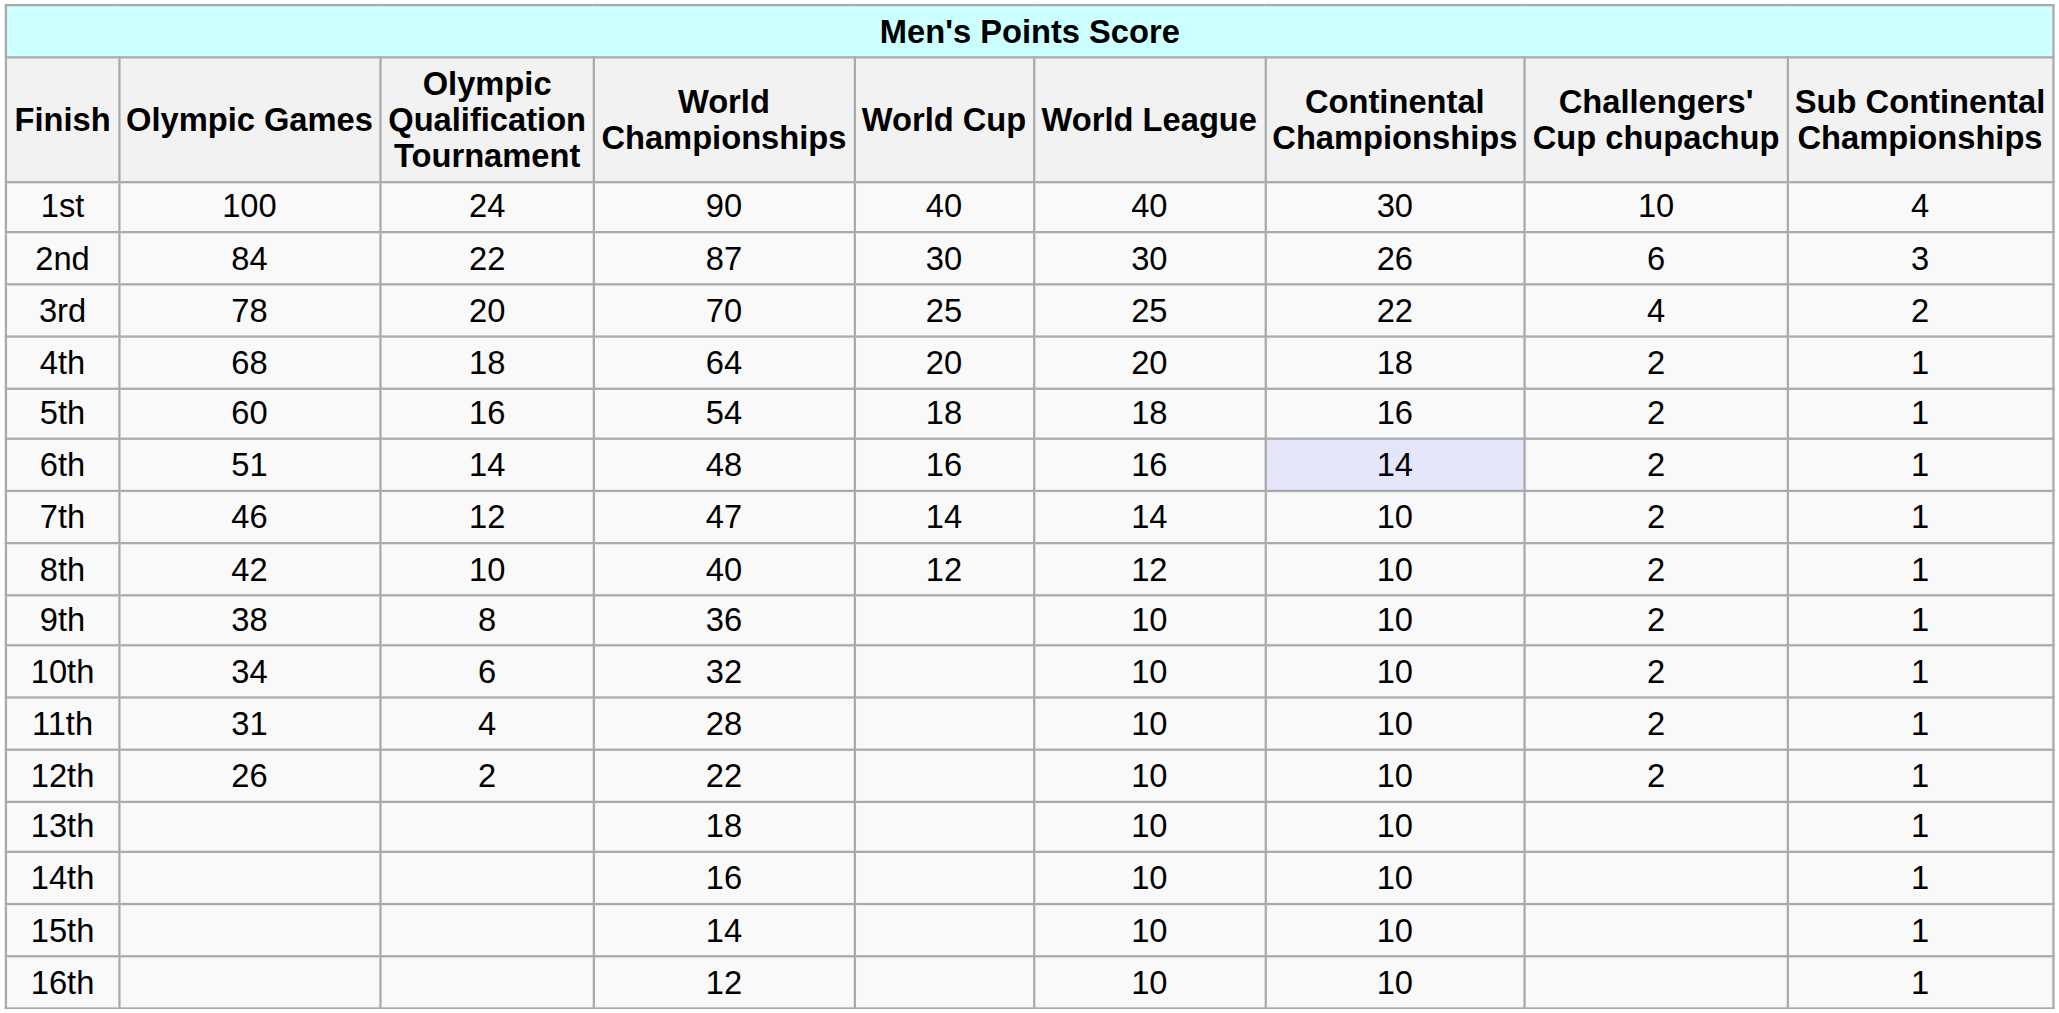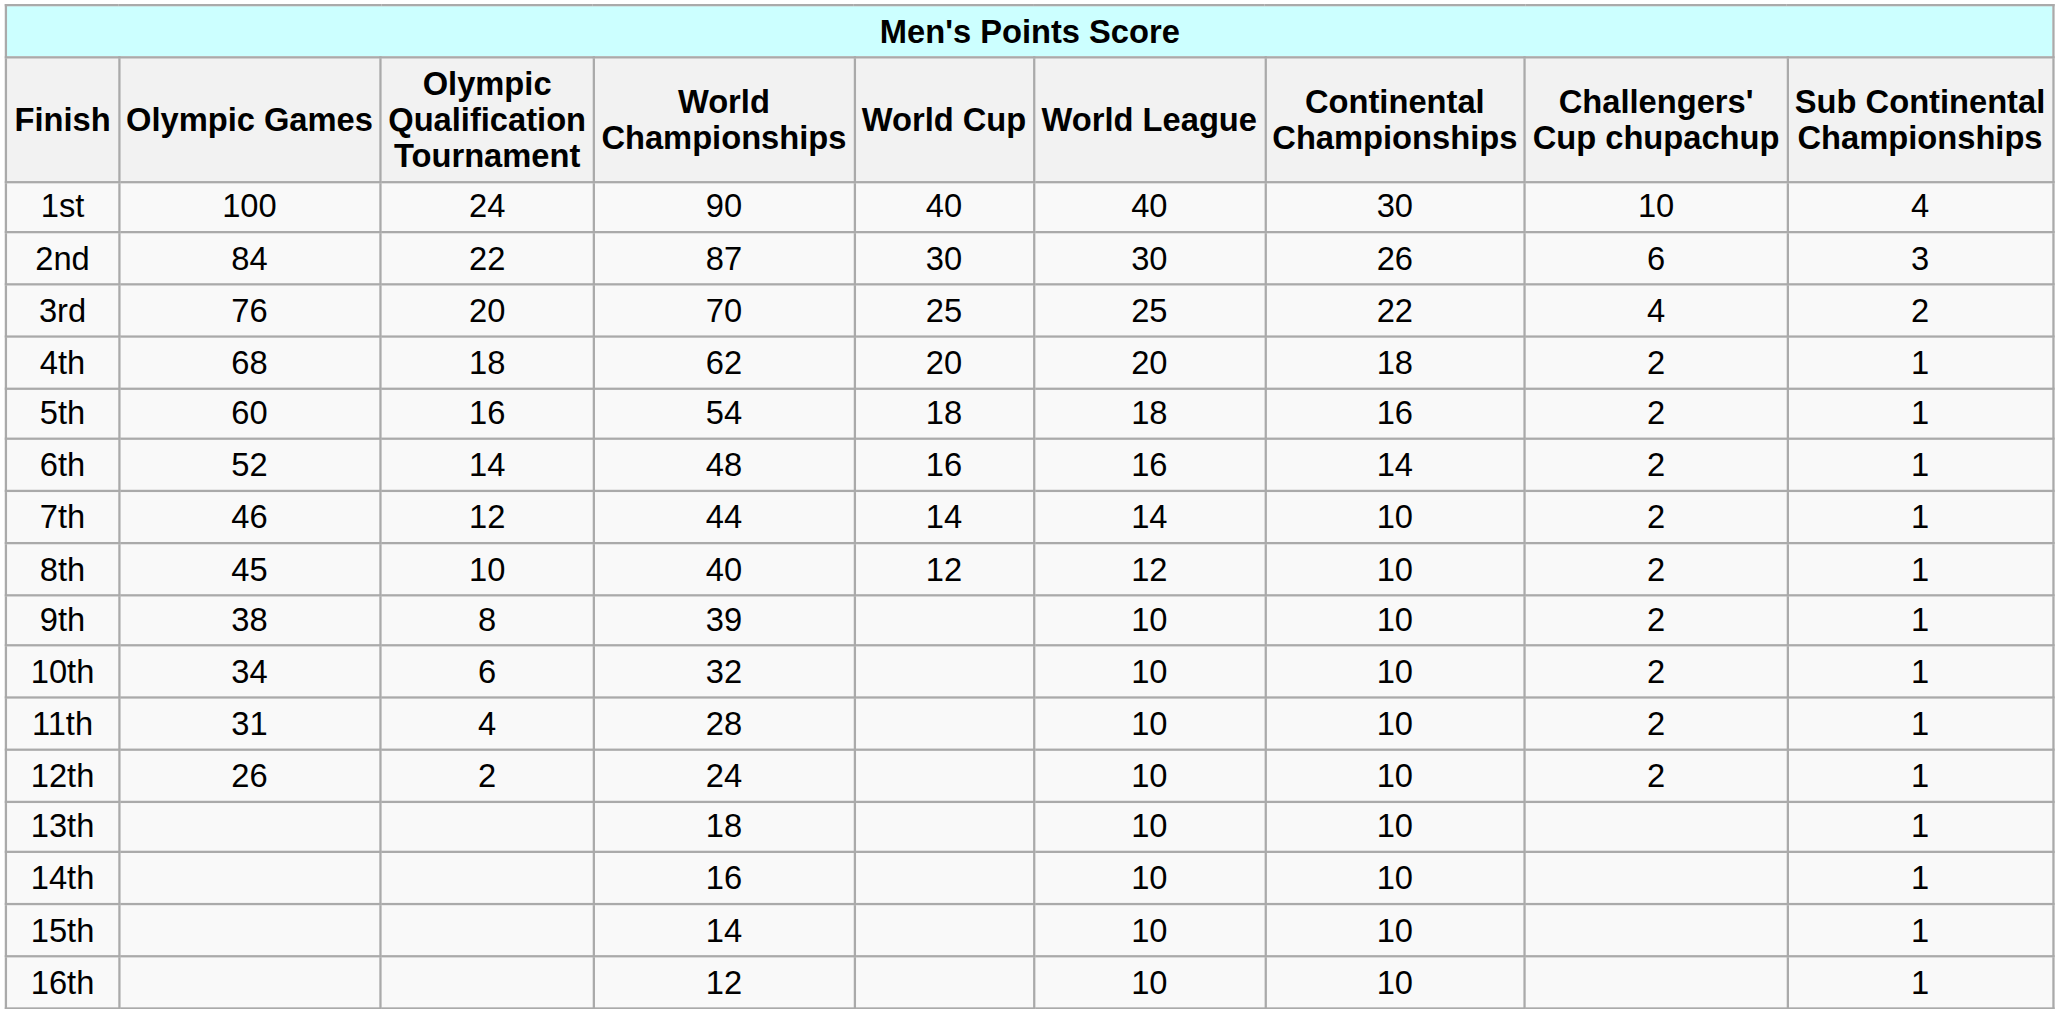(249, 311) 78 -> (249, 311) 76
(724, 362) 64 -> (724, 362) 62
(249, 465) 51 -> (249, 465) 52
(1395, 465) lavender background -> (1395, 465) no background
(724, 517) 47 -> (724, 517) 44
(249, 569) 42 -> (249, 569) 45
(724, 620) 36 -> (724, 620) 39
(724, 775) 22 -> (724, 775) 24
